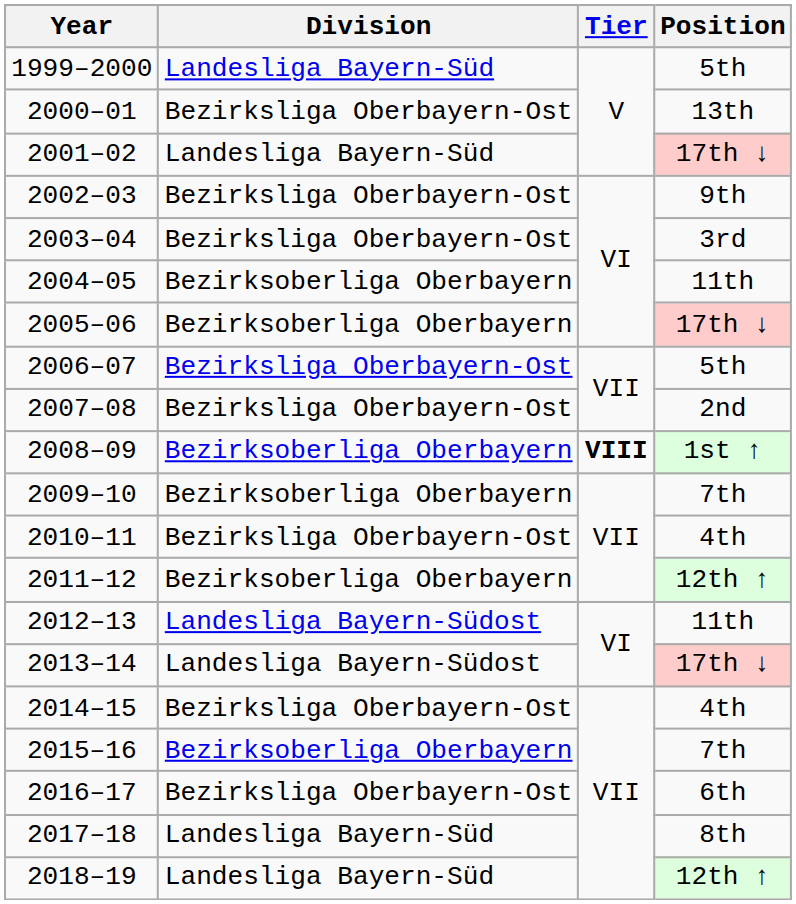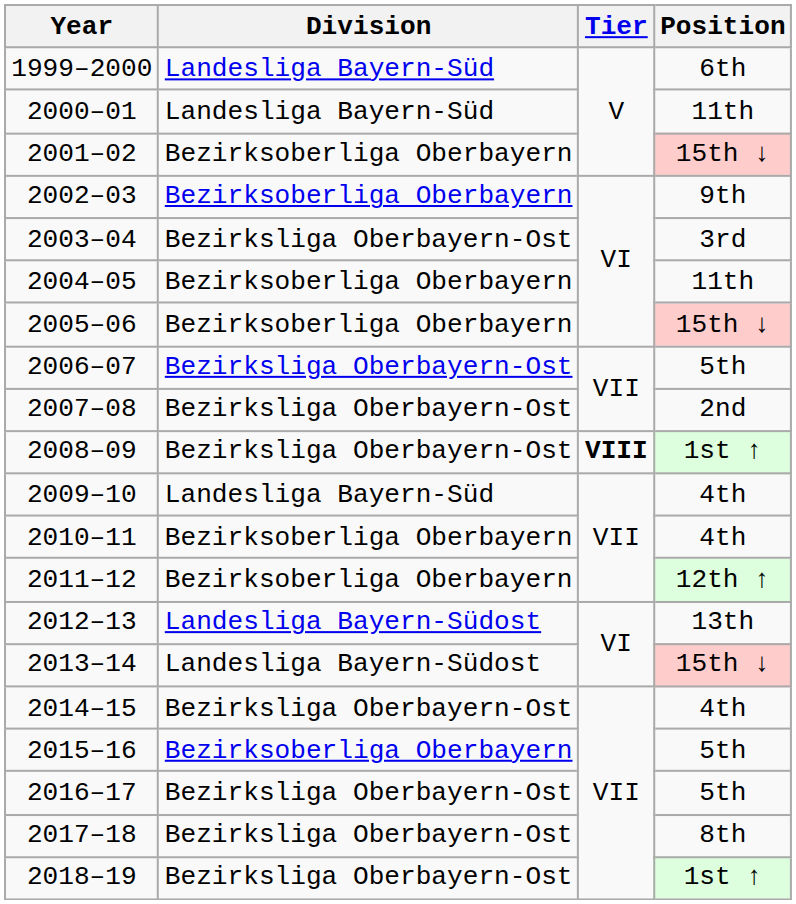(723, 69) 5th -> (723, 69) 6th
(369, 111) Bezirksliga Oberbayern-Ost -> (329, 111) Landesliga Bayern-Süd
(723, 111) 13th -> (723, 111) 11th
(329, 154) Landesliga Bayern-Süd -> (369, 154) Bezirksoberliga Oberbayern
(723, 154) 17th ↓ -> (723, 154) 15th ↓
(369, 197) Bezirksliga Oberbayern-Ost -> (369, 197) Bezirksoberliga Oberbayern
(723, 324) 17th ↓ -> (723, 324) 15th ↓
(369, 452) Bezirksoberliga Oberbayern -> (369, 452) Bezirksliga Oberbayern-Ost
(369, 495) Bezirksoberliga Oberbayern -> (329, 495) Landesliga Bayern-Süd
(723, 495) 7th -> (723, 495) 4th
(369, 537) Bezirksliga Oberbayern-Ost -> (369, 537) Bezirksoberliga Oberbayern
(723, 623) 11th -> (723, 623) 13th
(723, 665) 17th ↓ -> (723, 665) 15th ↓
(723, 750) 7th -> (723, 750) 5th
(723, 793) 6th -> (723, 793) 5th
(329, 835) Landesliga Bayern-Süd -> (369, 835) Bezirksliga Oberbayern-Ost
(329, 878) Landesliga Bayern-Süd -> (369, 878) Bezirksliga Oberbayern-Ost
(723, 878) 12th ↑ -> (723, 878) 1st ↑
